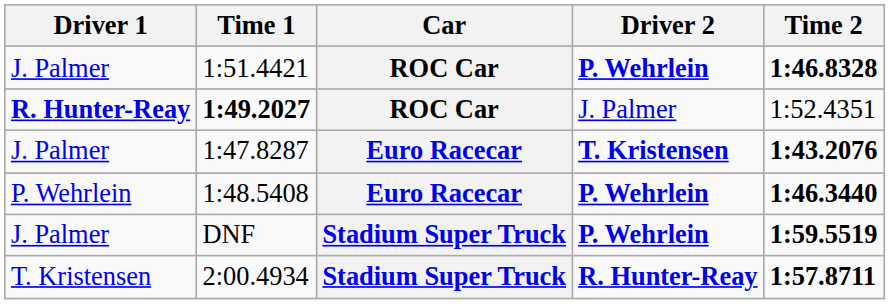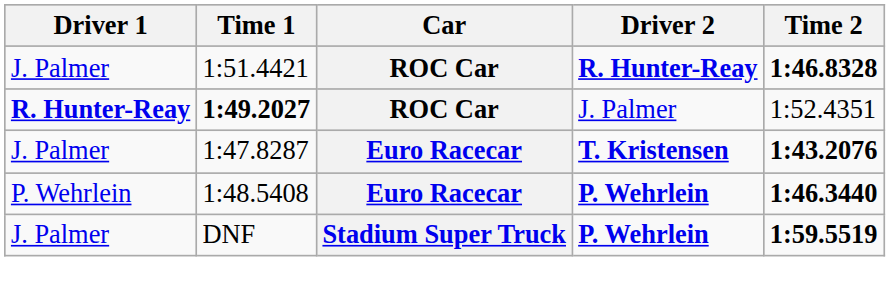(643, 67) P. Wehrlein -> (668, 67) R. Hunter-Reay
- row: (256, 276)
